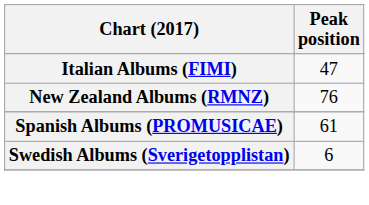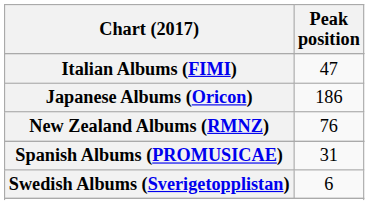+ row: (149, 97)
(329, 126) 61 -> (329, 155) 31
